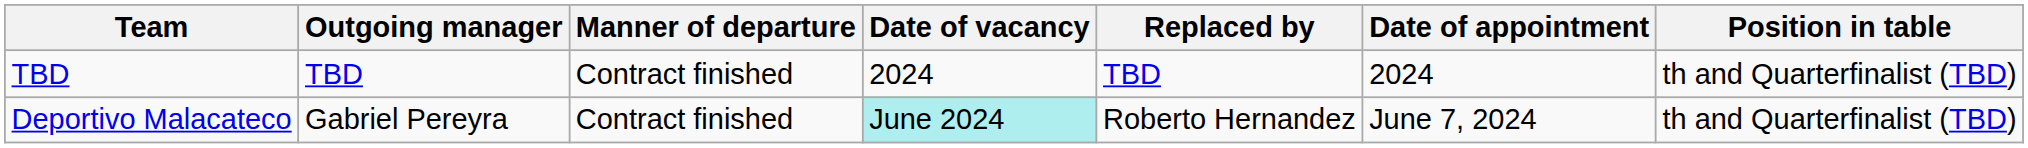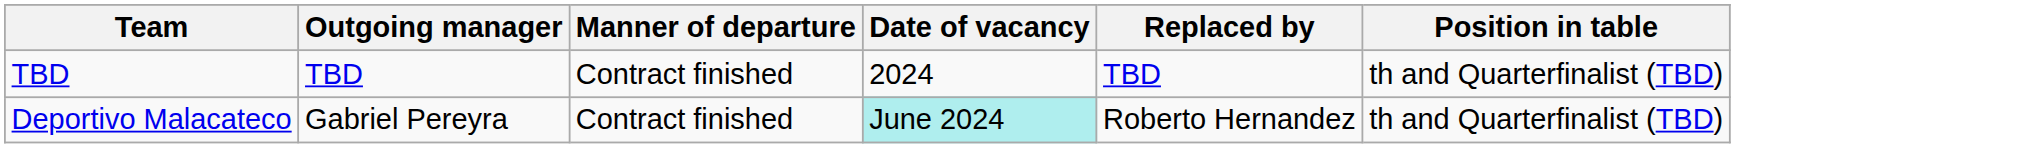- column: (1509, 27)
